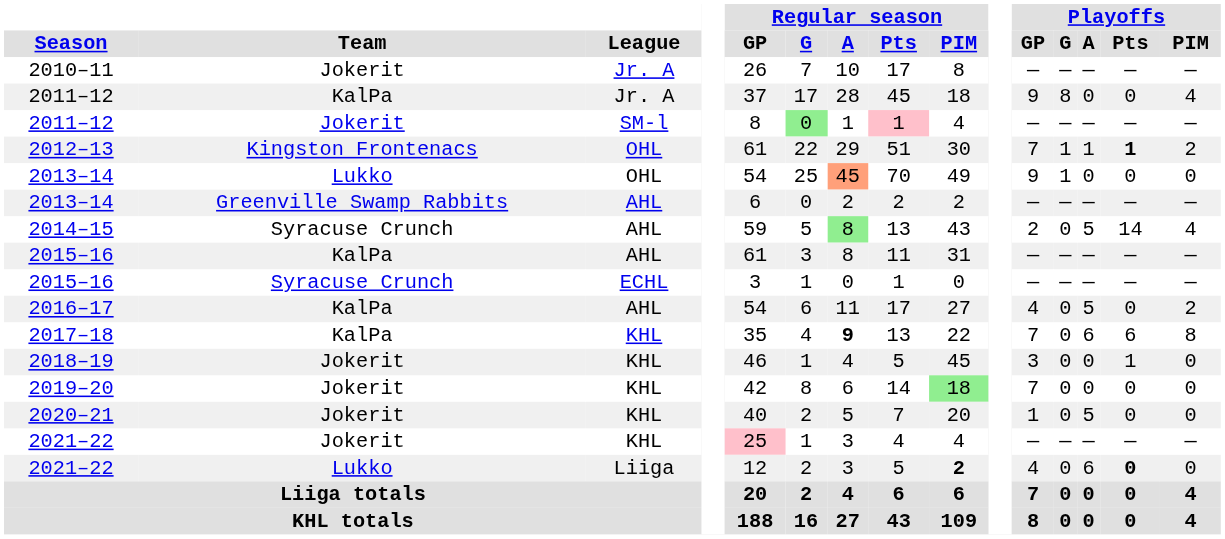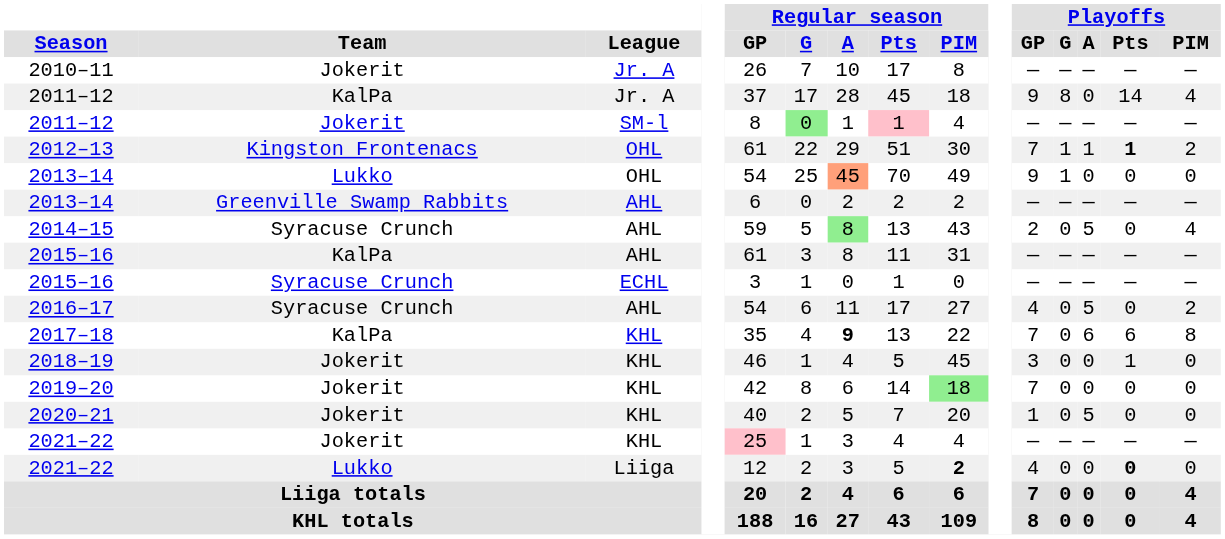(1130, 97) 0 -> (1130, 97) 14
(1130, 229) 14 -> (1130, 229) 0
(362, 309) KalPa -> (362, 309) Syracuse Crunch
(1089, 468) 6 -> (1089, 468) 0
